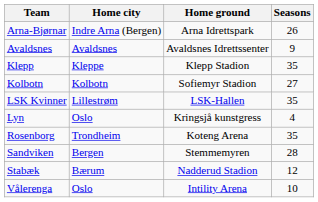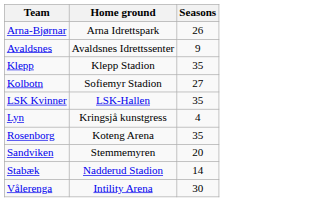- column: (116, 13)
(292, 153) 28 -> (198, 153) 20
(292, 170) 12 -> (198, 170) 14
(292, 188) 10 -> (198, 188) 30
